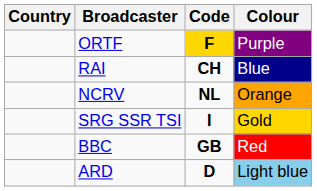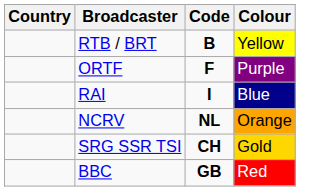+ row: (118, 43)
(209, 43) gold background -> (209, 69) no background
(209, 69) CH -> (209, 95) I
(209, 120) I -> (209, 146) CH
- row: (96, 172)
